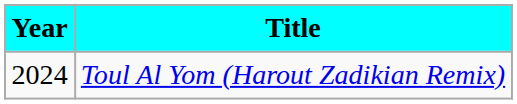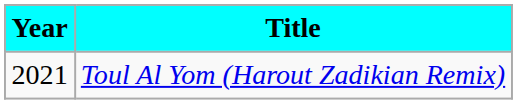(40, 74) 2024 -> (40, 74) 2021
